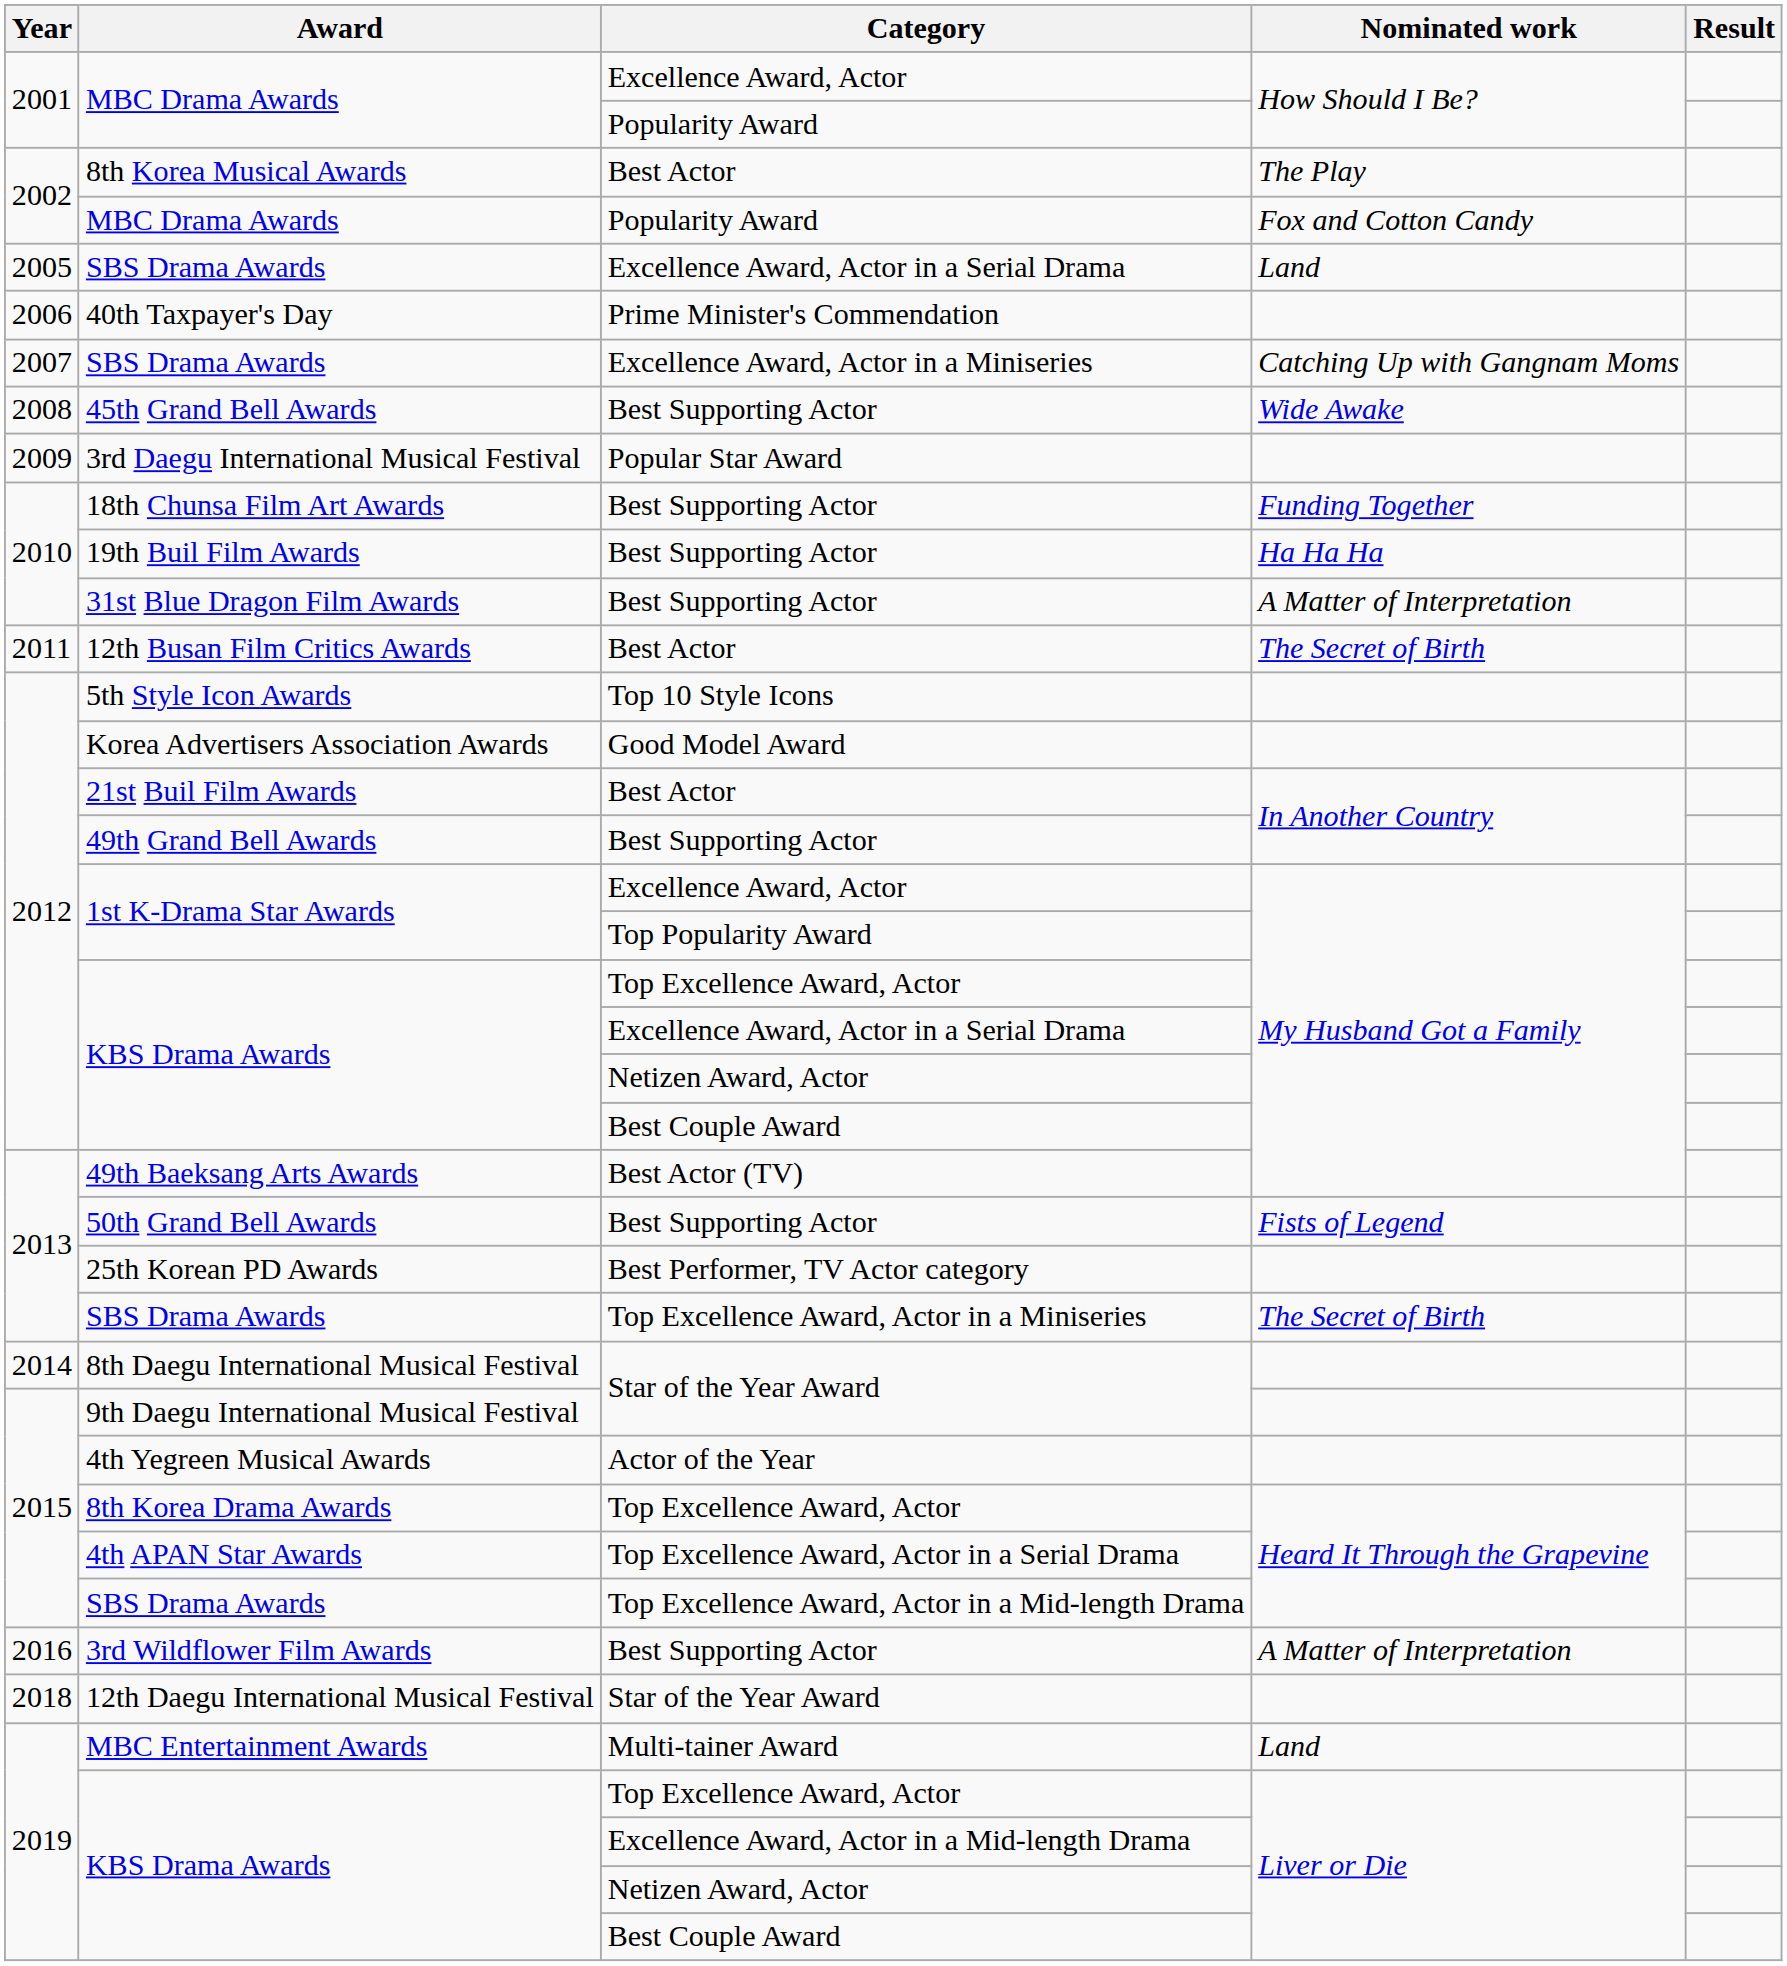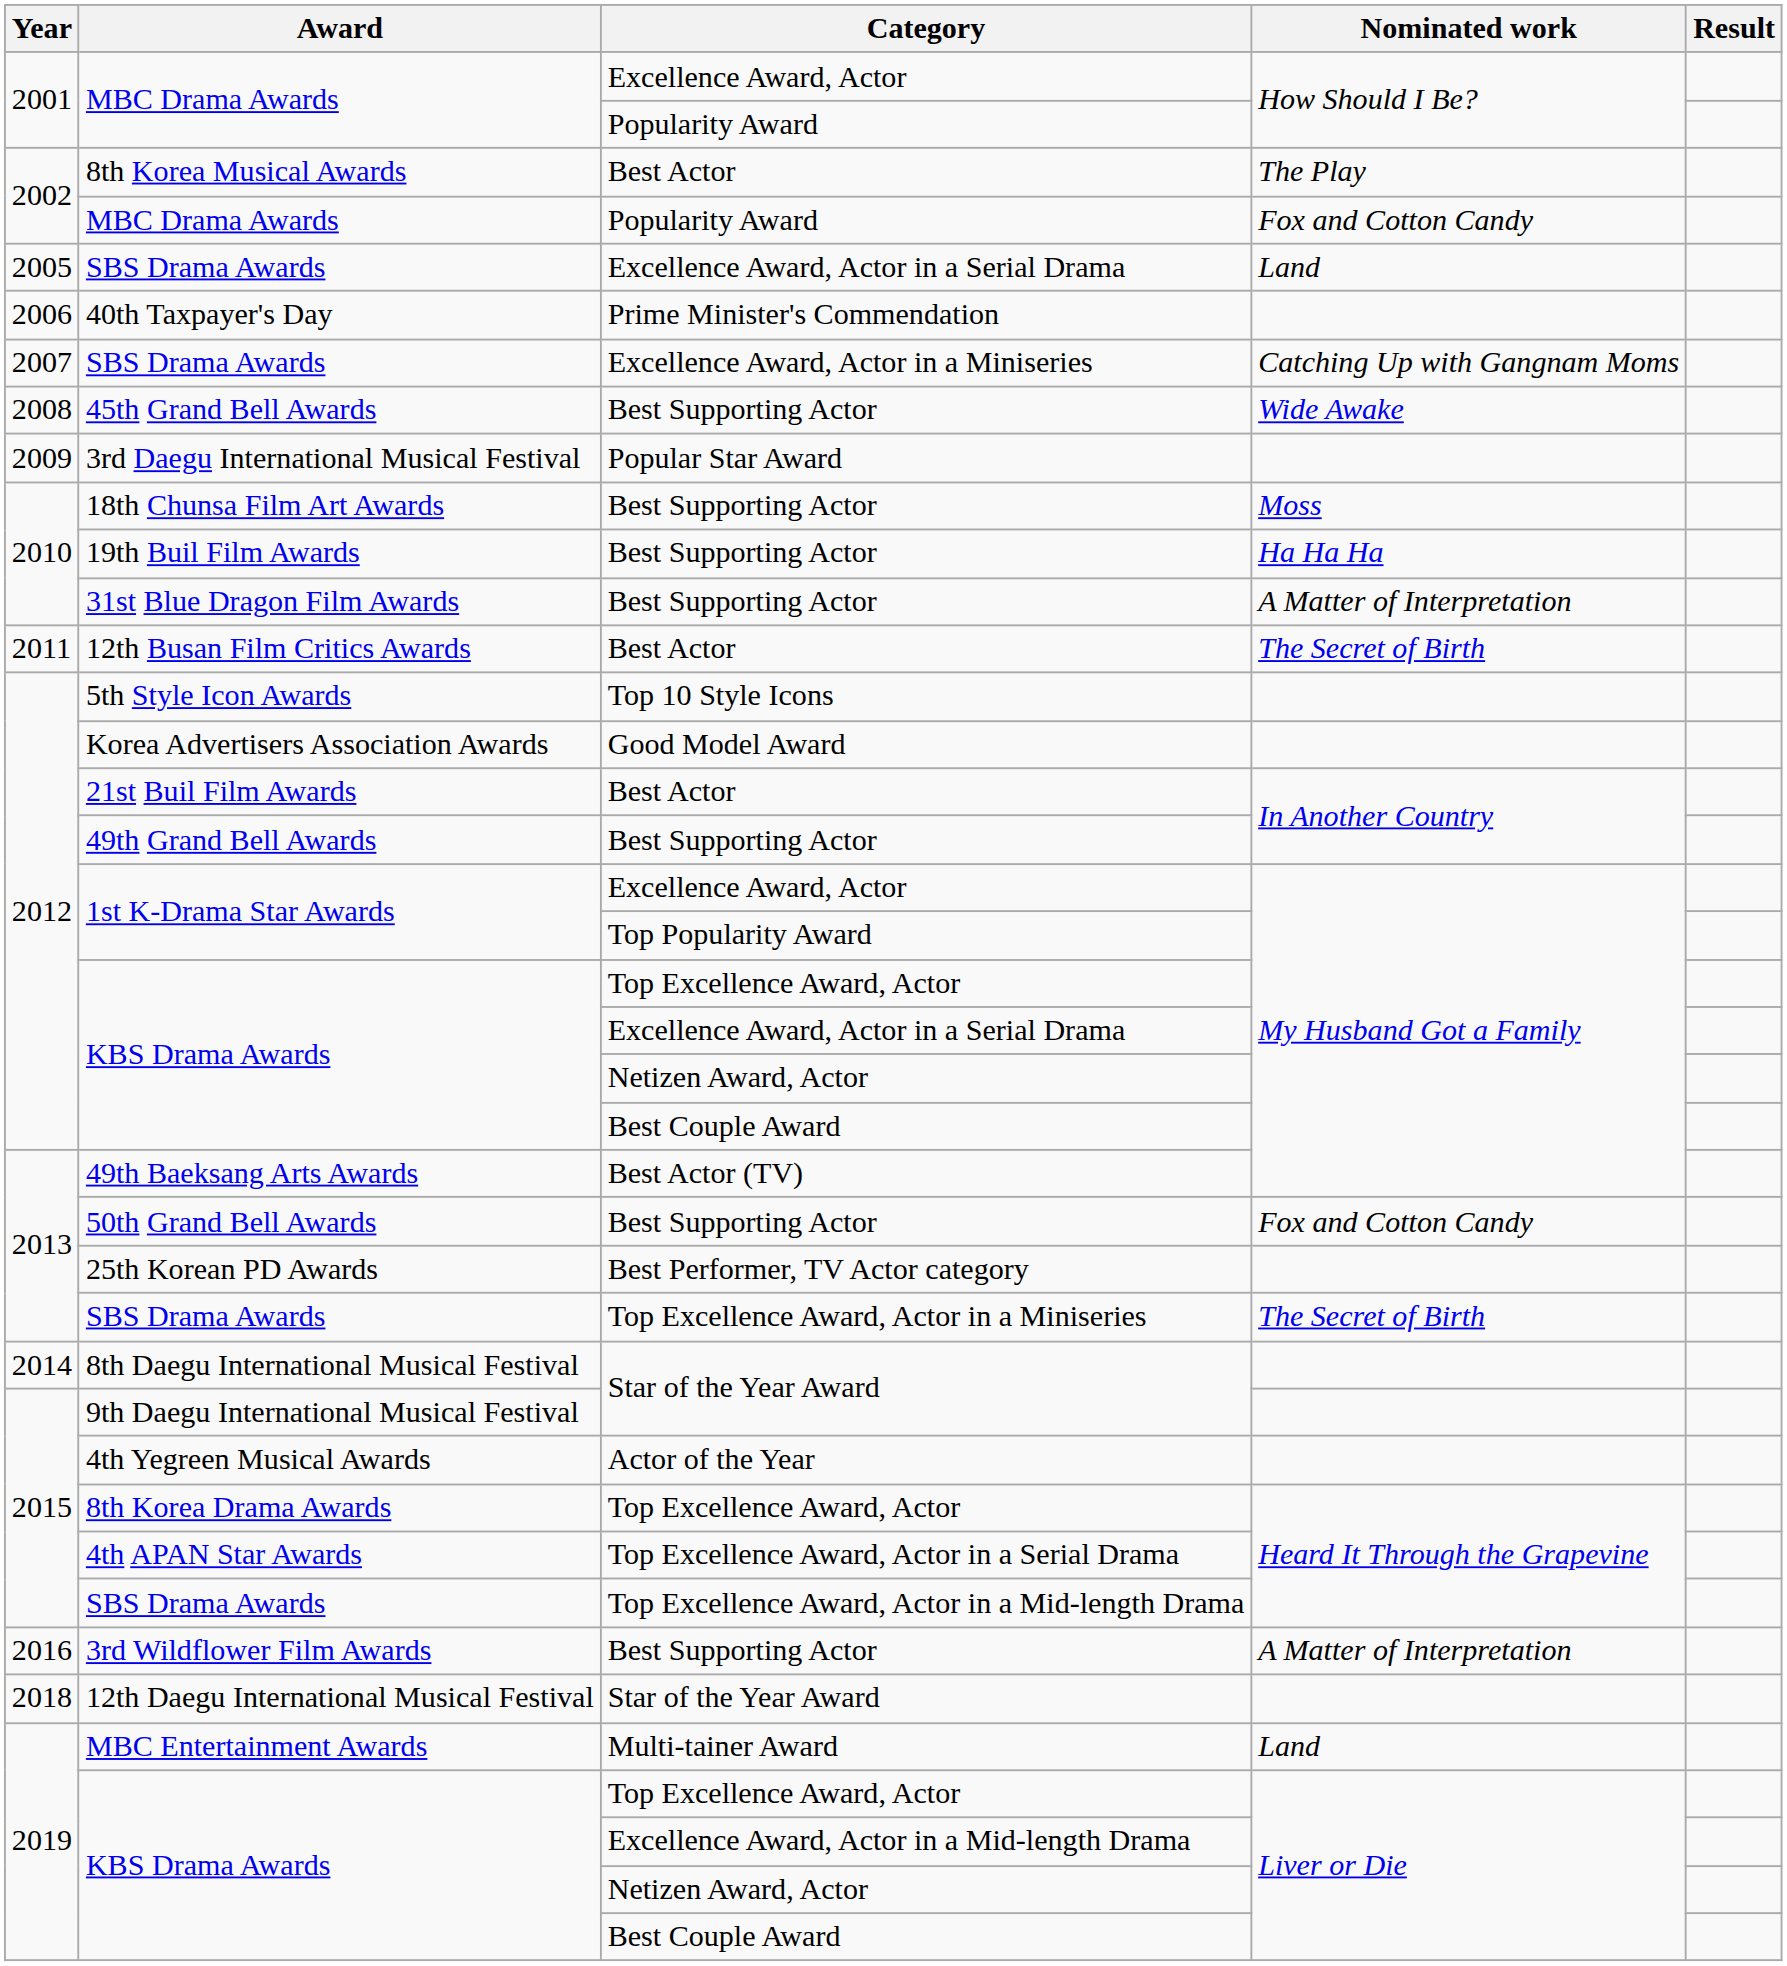(1366, 505) Funding Together -> (1290, 505) Moss
(1351, 1220) Fists of Legend -> (1396, 1220) Fox and Cotton Candy
